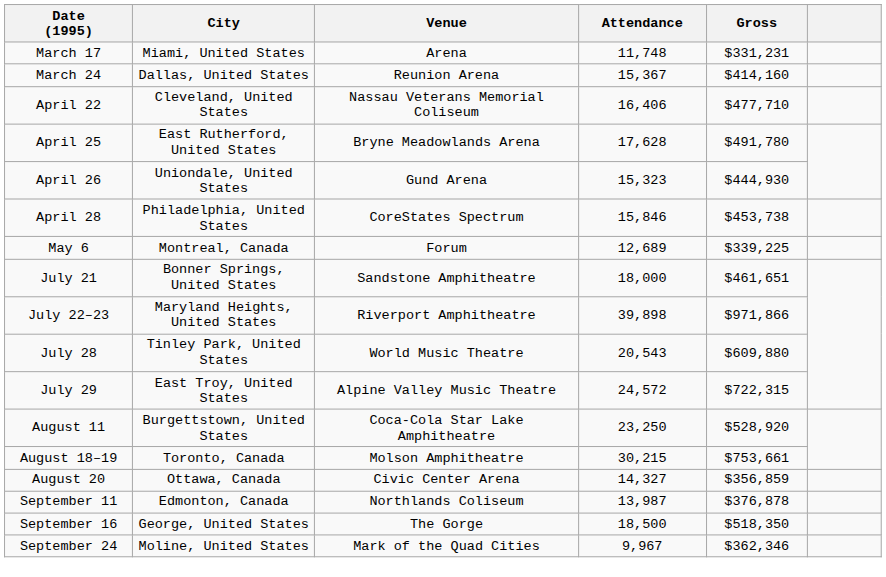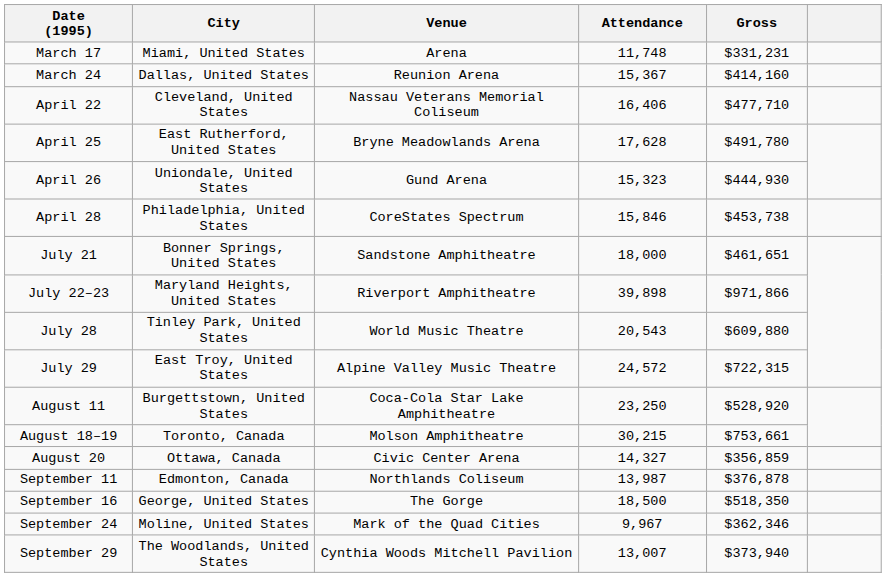- row: (69, 248)
+ row: (69, 554)
